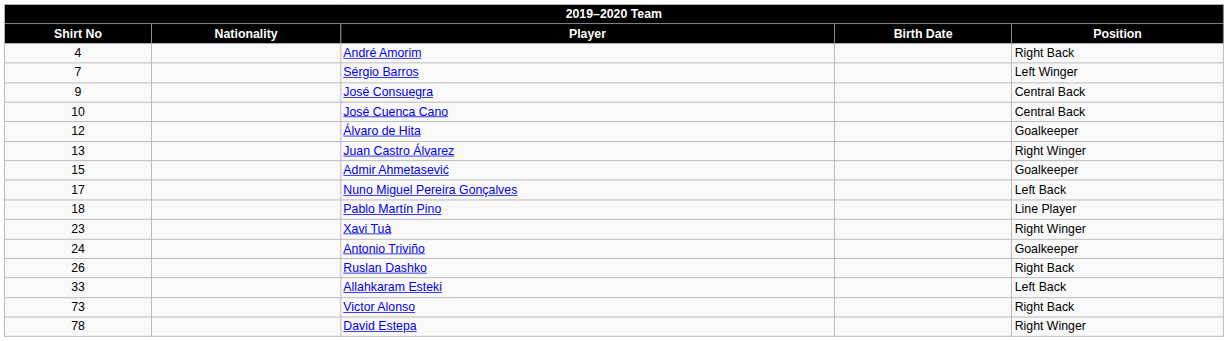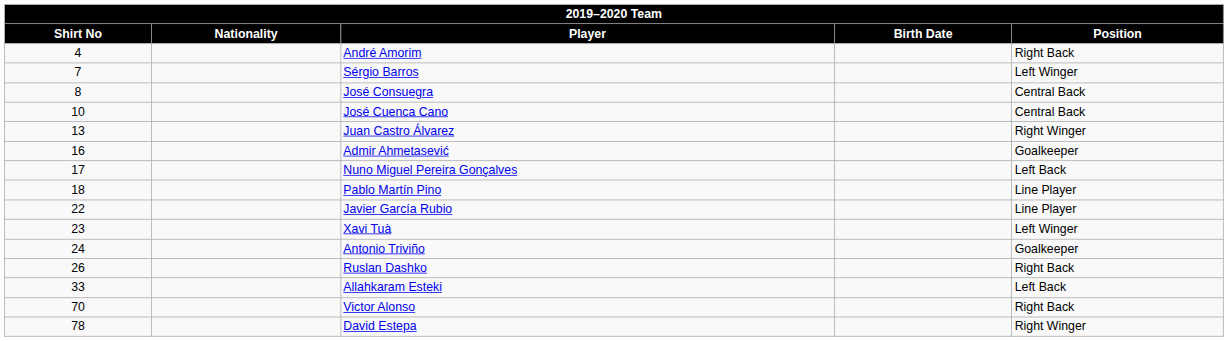(78, 92) 9 -> (78, 92) 8
- row: (382, 131)
(78, 170) 15 -> (78, 151) 16
+ row: (398, 209)
(1050, 229) Right Winger -> (1046, 229) Left Winger
(78, 307) 73 -> (78, 307) 70
